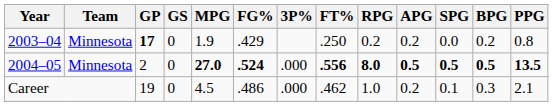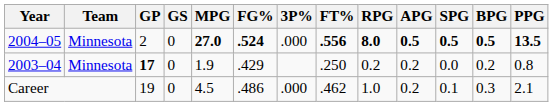rows swapped: (35, 40) <-> (35, 64)
